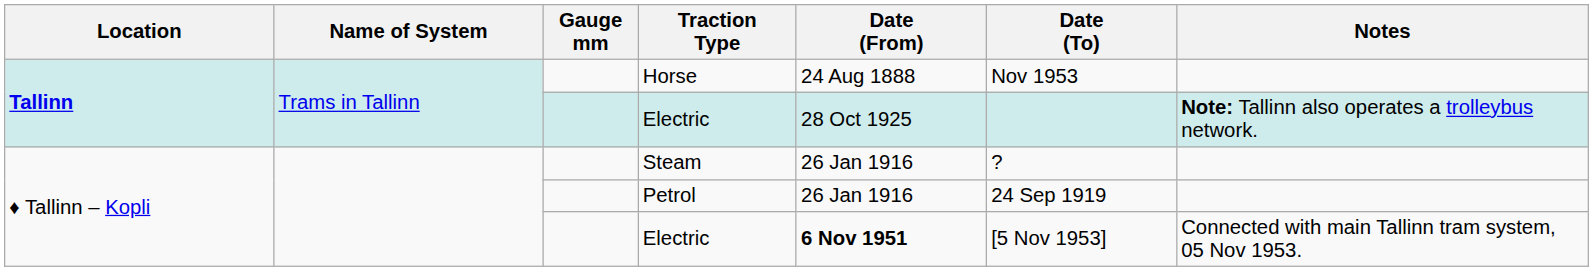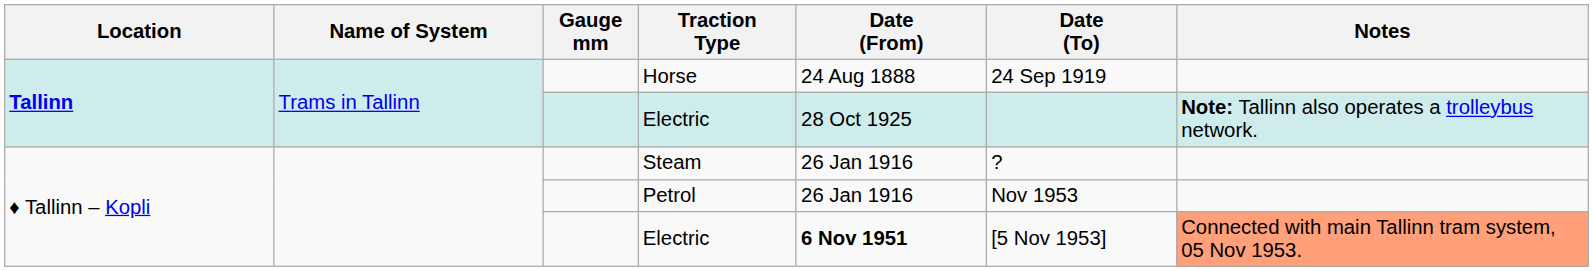(1035, 75) Nov 1953 -> (1049, 75) 24 Sep 1919
(1049, 195) 24 Sep 1919 -> (1035, 195) Nov 1953
(1368, 238) no background -> (1368, 238) lightsalmon background
